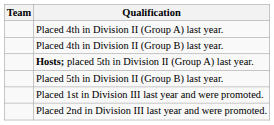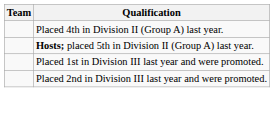- row: (130, 45)
- row: (130, 78)
